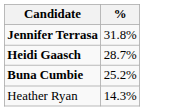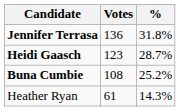+ column: (118, 14)
